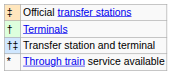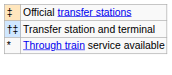- row: (45, 29)
